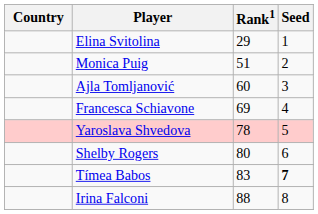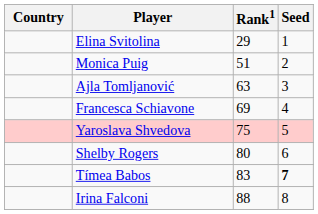(243, 86) 60 -> (243, 86) 63
(243, 131) 78 -> (243, 131) 75
